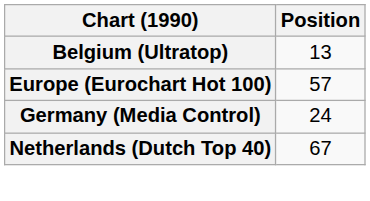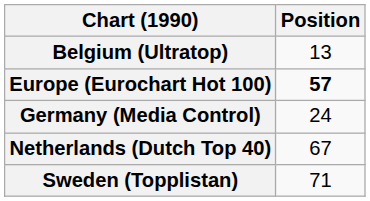(320, 84) normal -> (320, 84) bold
+ row: (140, 180)
